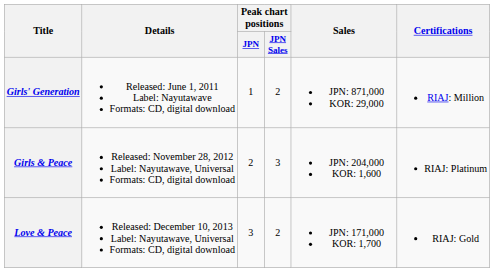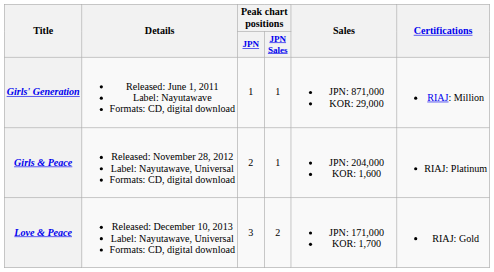(278, 92) 2 -> (278, 92) 1
(278, 162) 3 -> (278, 162) 1
